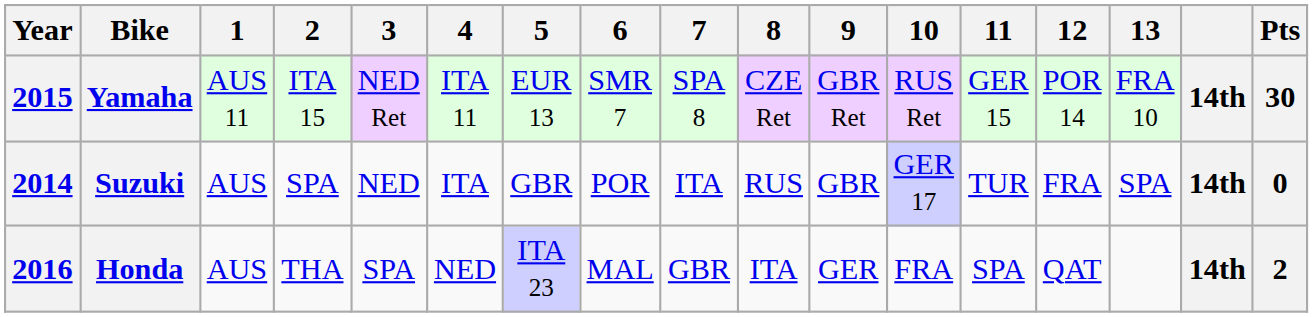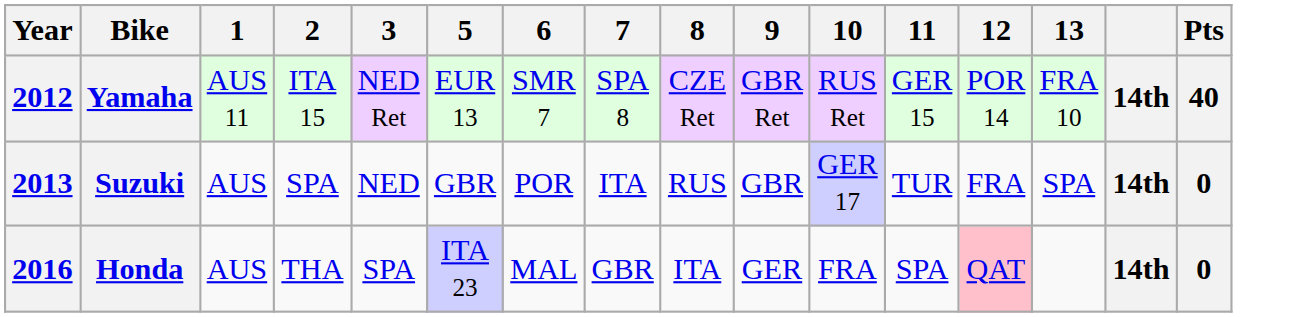- column: (465, 29)
(42, 97) 2015 -> (42, 97) 2012
(1280, 97) 30 -> (1204, 97) 40
(42, 183) 2014 -> (42, 183) 2013
(1072, 268) no background -> (996, 268) pink background
(1280, 268) 2 -> (1204, 268) 0
